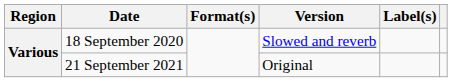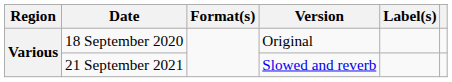(319, 40) Slowed and reverb -> (288, 40) Original
(288, 64) Original -> (319, 64) Slowed and reverb
